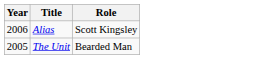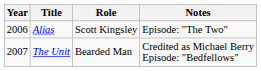+ column: (198, 12)
(17, 46) 2005 -> (17, 52) 2007
